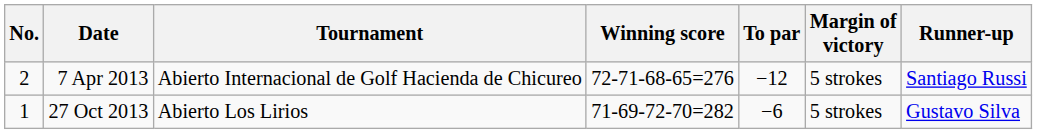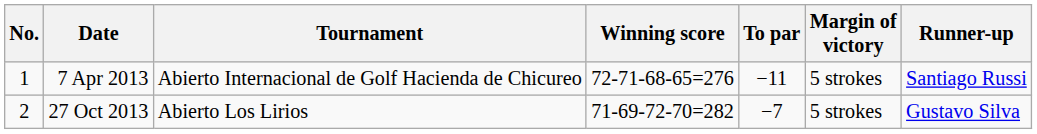(24, 78) 2 -> (24, 78) 1
(772, 78) −12 -> (772, 78) −11
(24, 111) 1 -> (24, 111) 2
(772, 111) −6 -> (772, 111) −7
